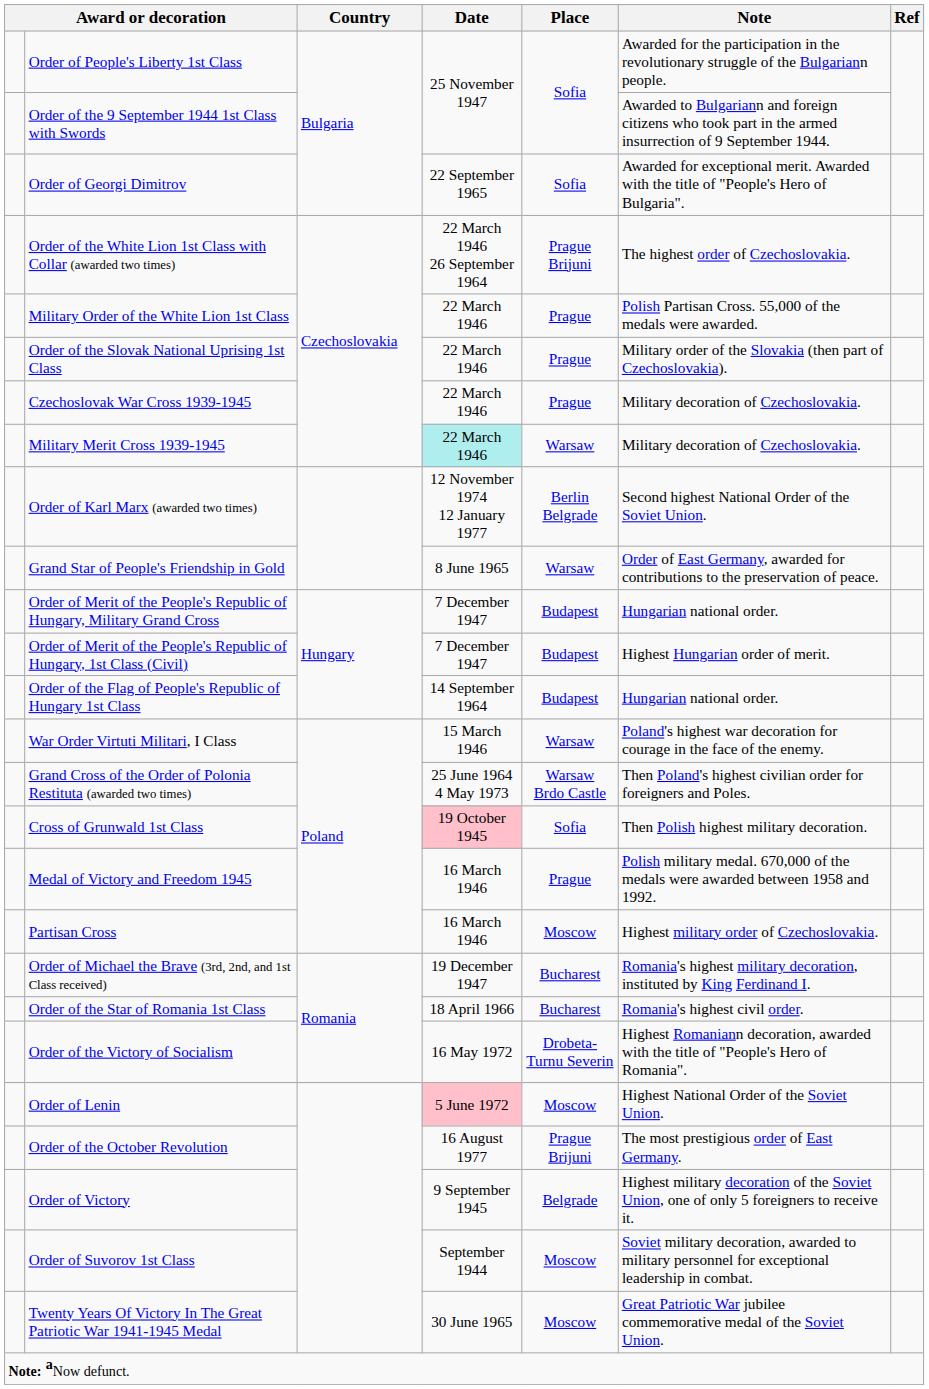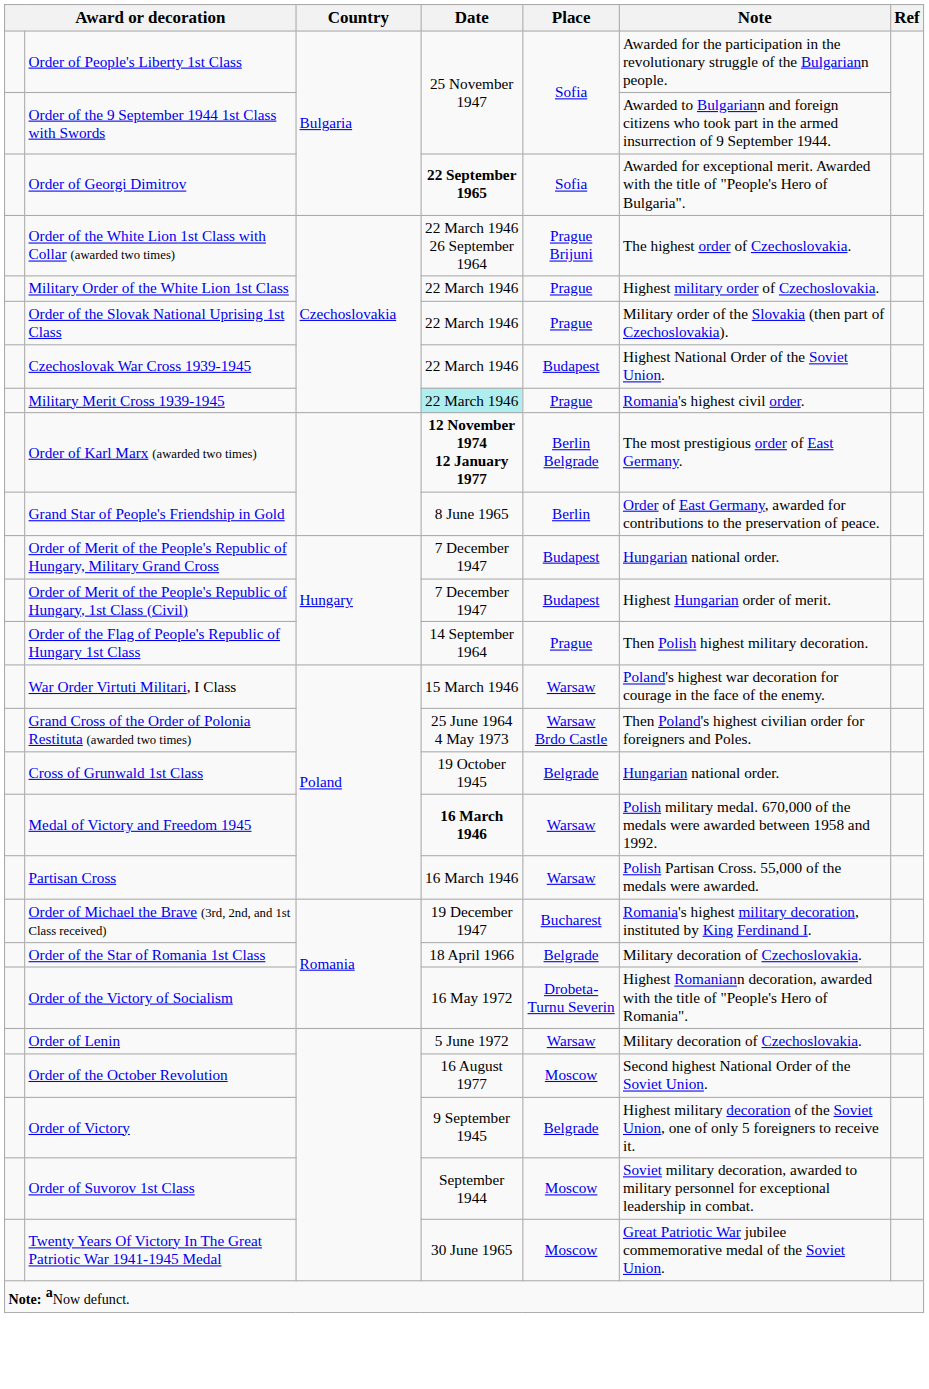(472, 184) normal -> (472, 184) bold
(731, 315) Polish Partisan Cross. 55,000 of the medals were awarded. -> (751, 288) Highest military order of Czechoslovakia.
(570, 402) Prague -> (571, 366) Budapest
(741, 402) Military decoration of Czechoslovakia. -> (735, 366) Highest National Order of the Soviet Union.
(570, 445) Warsaw -> (571, 400) Prague
(741, 445) Military decoration of Czechoslovakia. -> (714, 400) Romania's highest civil order.
(472, 506) normal -> (472, 452) bold
(736, 506) Second highest National Order of the Soviet Union. -> (728, 452) The most prestigious order of East Germany.
(570, 567) Warsaw -> (571, 513) Berlin
(570, 697) Budapest -> (571, 643) Prague
(700, 697) Hungarian national order. -> (746, 643) Then Polish highest military decoration.
(472, 827) pink background -> (472, 772) no background
(570, 827) Sofia -> (571, 772) Belgrade
(745, 827) Then Polish highest military decoration. -> (701, 772) Hungarian national order.
(472, 879) normal -> (472, 825) bold
(570, 879) Prague -> (571, 825) Warsaw
(570, 931) Moscow -> (571, 877) Warsaw
(750, 931) Highest military order of Czechoslovakia. -> (732, 877) Polish Partisan Cross. 55,000 of the medals were awarded.
(570, 1008) Bucharest -> (571, 954) Belgrade
(713, 1008) Romania's highest civil order. -> (742, 954) Military decoration of Czechoslovakia.
(472, 1104) pink background -> (472, 1041) no background
(570, 1104) Moscow -> (571, 1041) Warsaw
(734, 1104) Highest National Order of the Soviet Union. -> (742, 1041) Military decoration of Czechoslovakia.
(570, 1147) Prague Brijuni -> (571, 1075) Moscow
(727, 1147) The most prestigious order of East Germany. -> (737, 1075) Second highest National Order of the Soviet Union.
